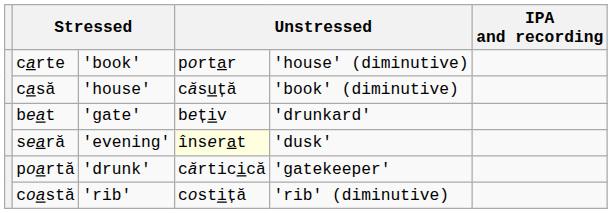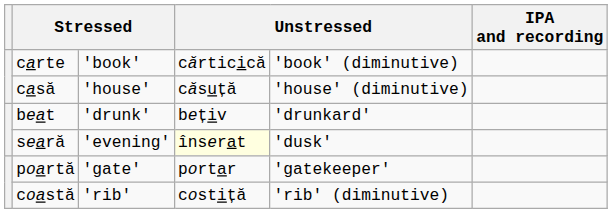(207, 63) portar -> (222, 63) cărticică
(371, 63) 'house' (diminutive) -> (366, 63) 'book' (diminutive)
(366, 90) 'book' (diminutive) -> (371, 90) 'house' (diminutive)
(112, 116) 'gate' -> (117, 116) 'drunk'
(117, 169) 'drunk' -> (112, 169) 'gate'
(222, 169) cărticică -> (207, 169) portar
